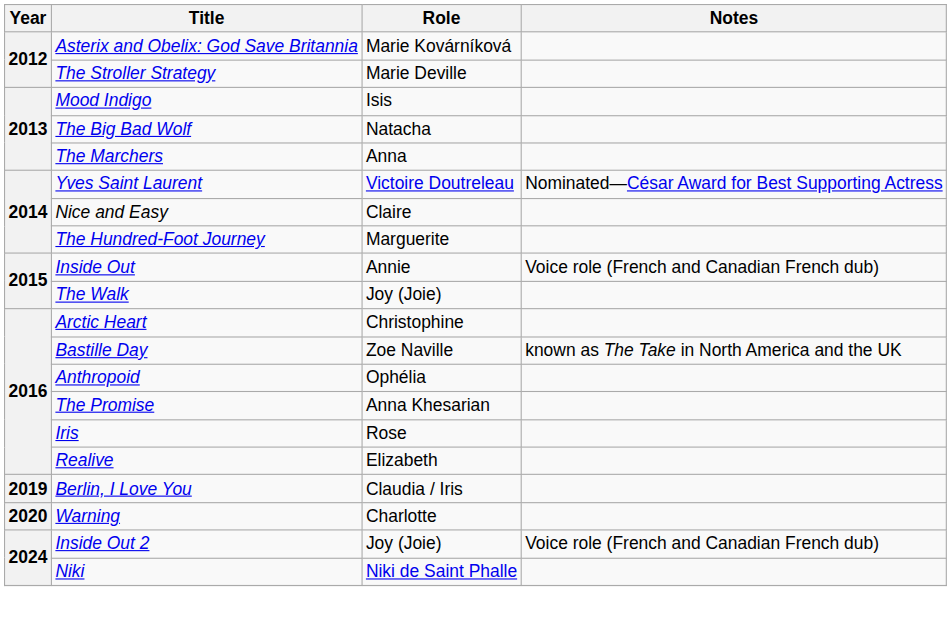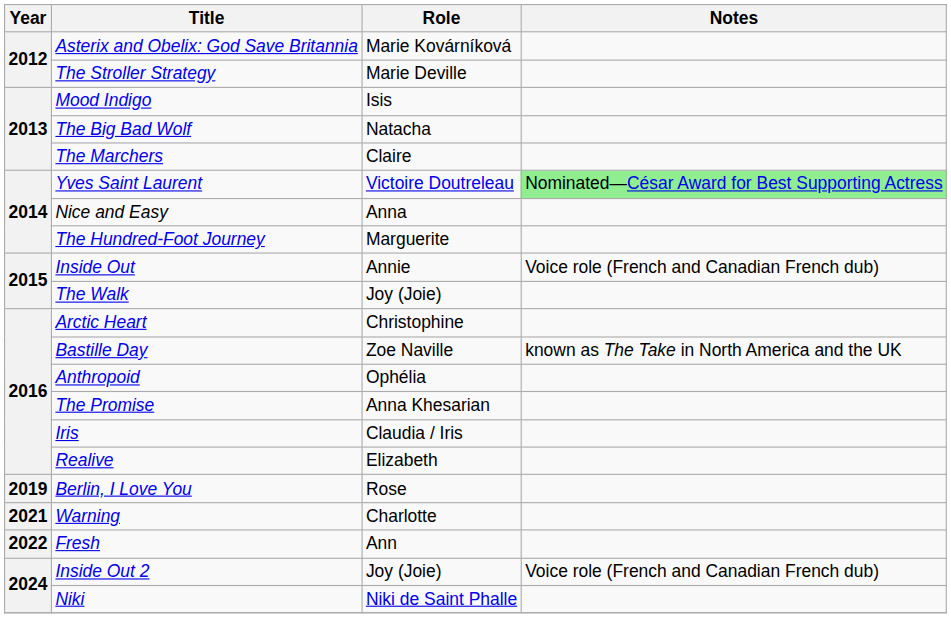(386, 156) Anna -> (389, 156) Claire
(734, 184) no background -> (734, 184) lightgreen background
(389, 211) Claire -> (386, 211) Anna
(386, 433) Rose -> (414, 433) Claudia / Iris
(414, 488) Claudia / Iris -> (386, 488) Rose
(28, 516) 2020 -> (28, 516) 2021
+ row: (78, 543)
